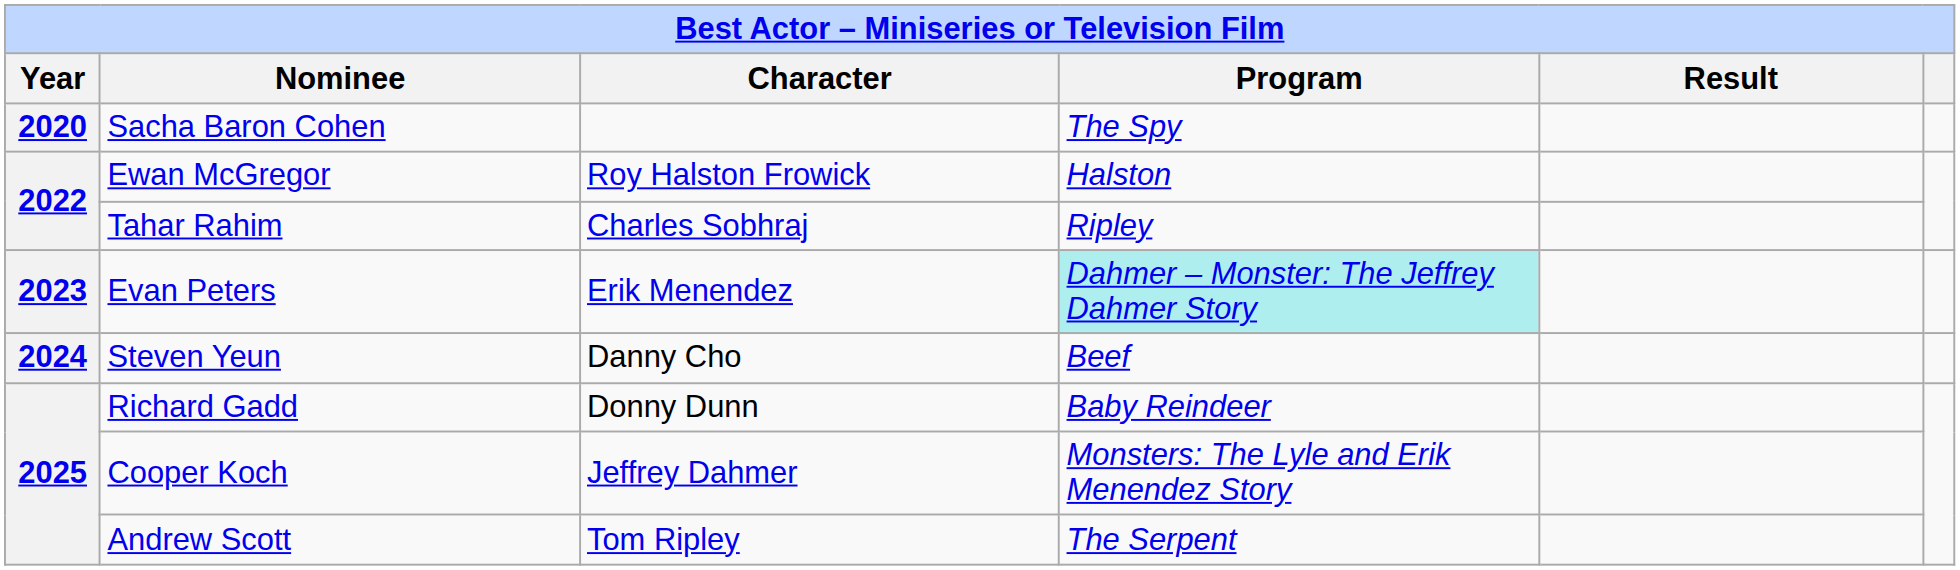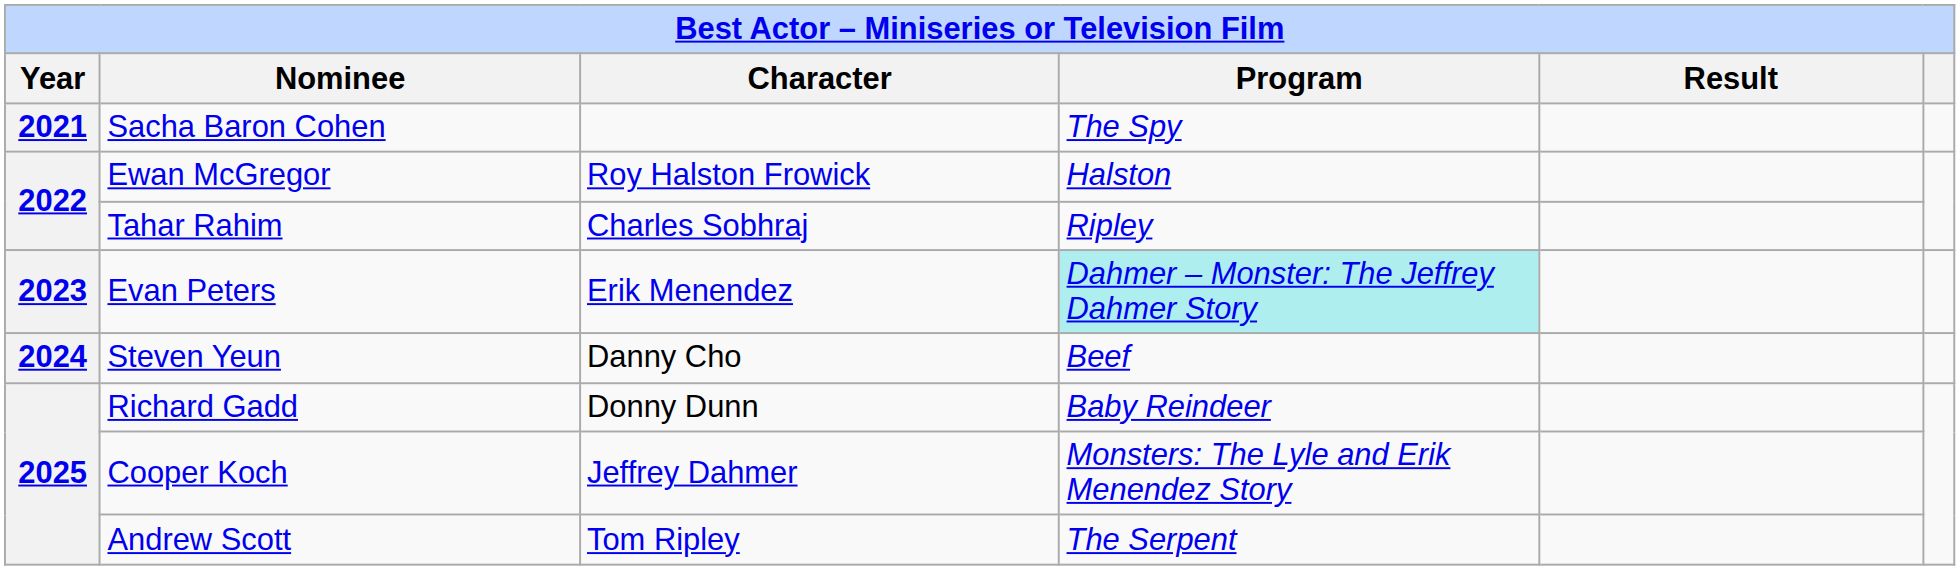(53, 126) 2020 -> (53, 126) 2021
